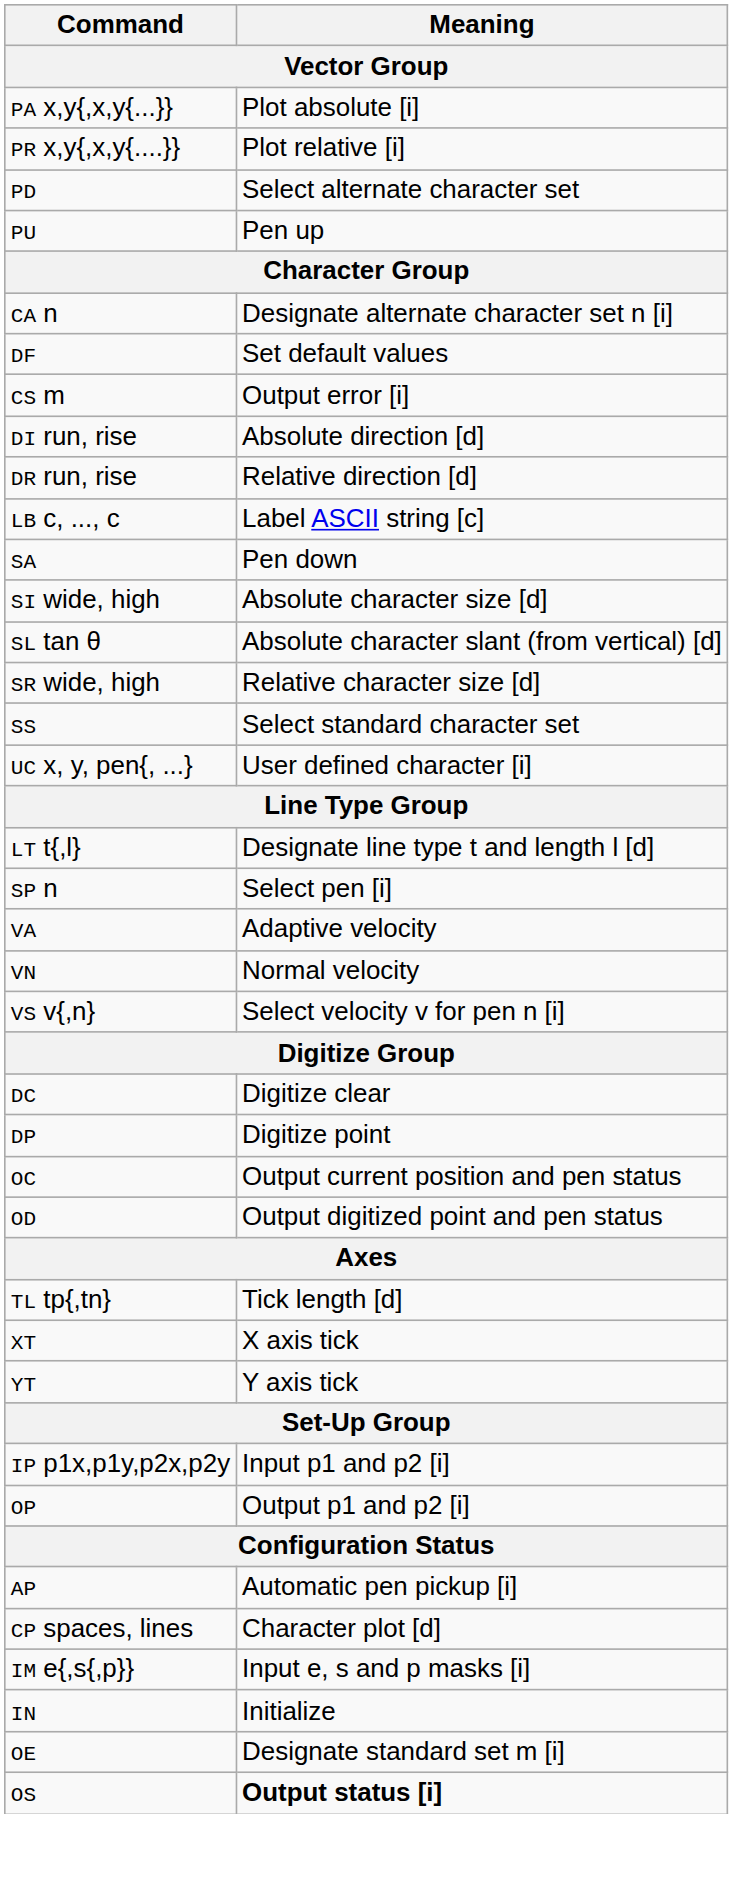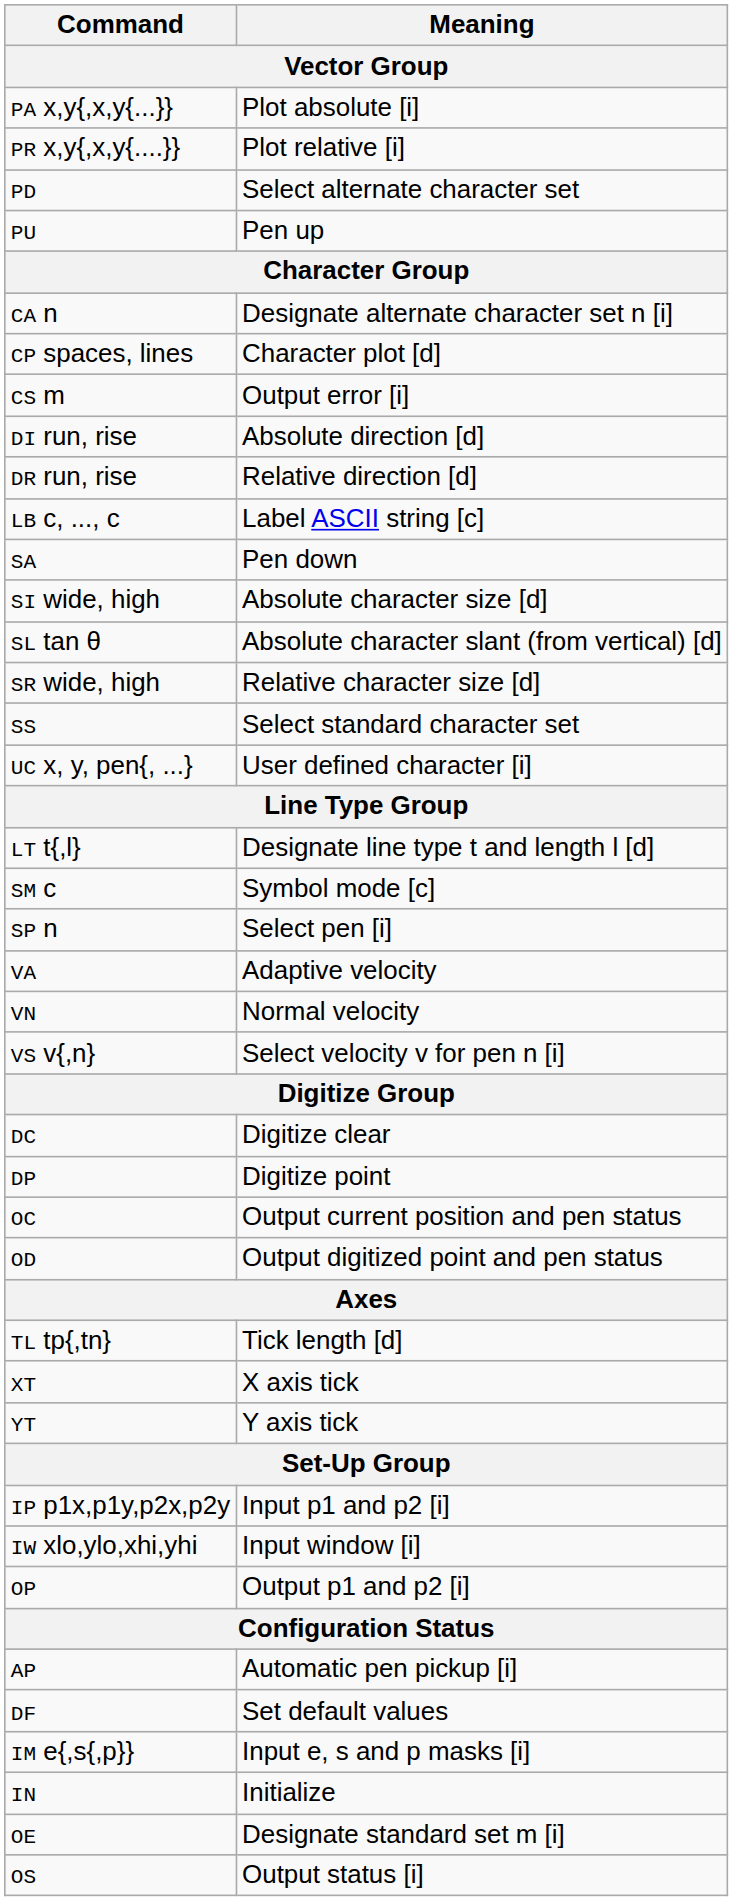rows swapped: (102, 1629) <-> (23, 357)
+ row: (34, 889)
+ row: (104, 1546)
(342, 1792) bold -> (333, 1874) normal
